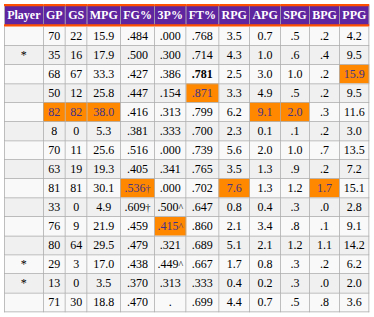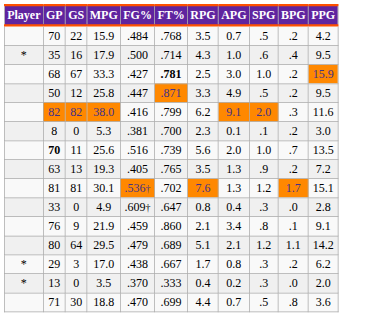- column: (170, 15)
(54, 150) normal -> (54, 150) bold
(76, 169) 19 -> (76, 169) 13
